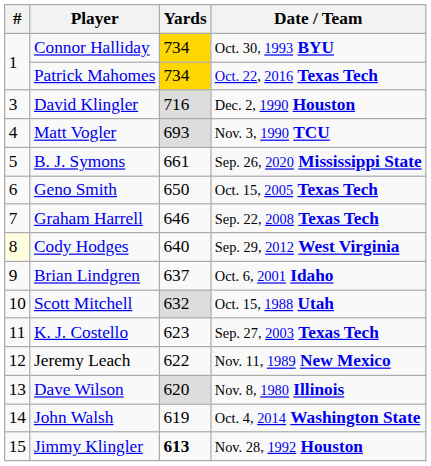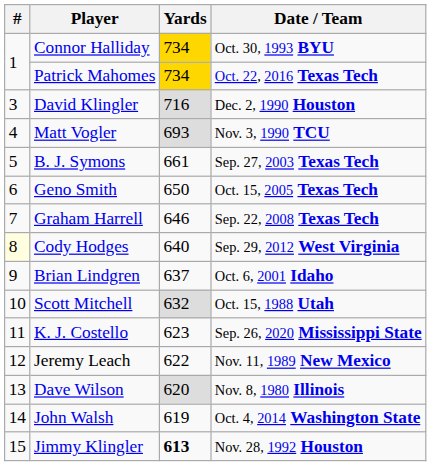(318, 161) Sep. 26, 2020 Mississippi State -> (297, 161) Sep. 27, 2003 Texas Tech
(297, 332) Sep. 27, 2003 Texas Tech -> (318, 332) Sep. 26, 2020 Mississippi State
